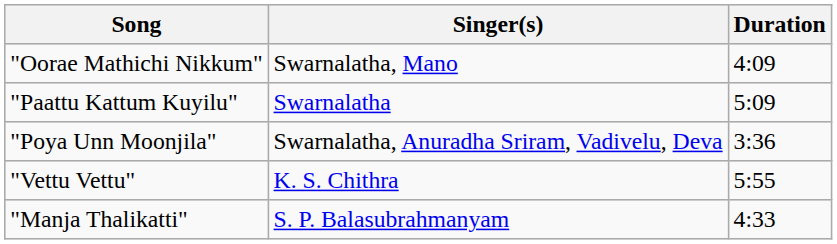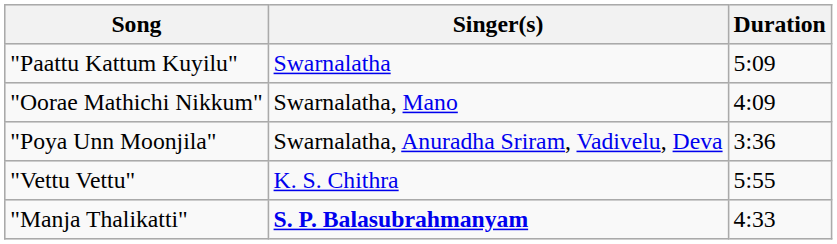rows swapped: (124, 102) <-> (136, 63)
(391, 219) normal -> (401, 219) bold
